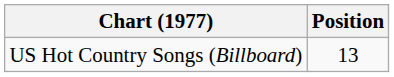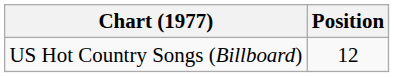(348, 54) 13 -> (348, 54) 12
